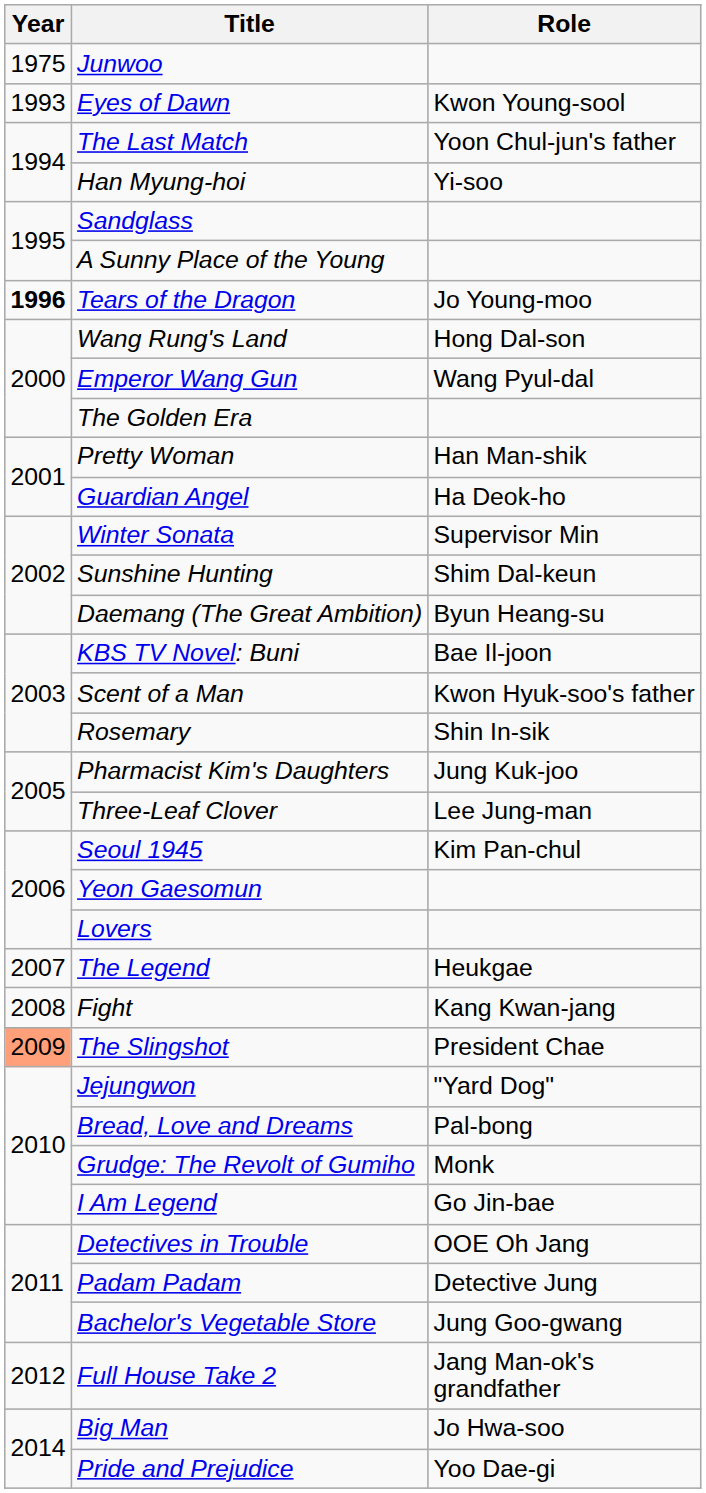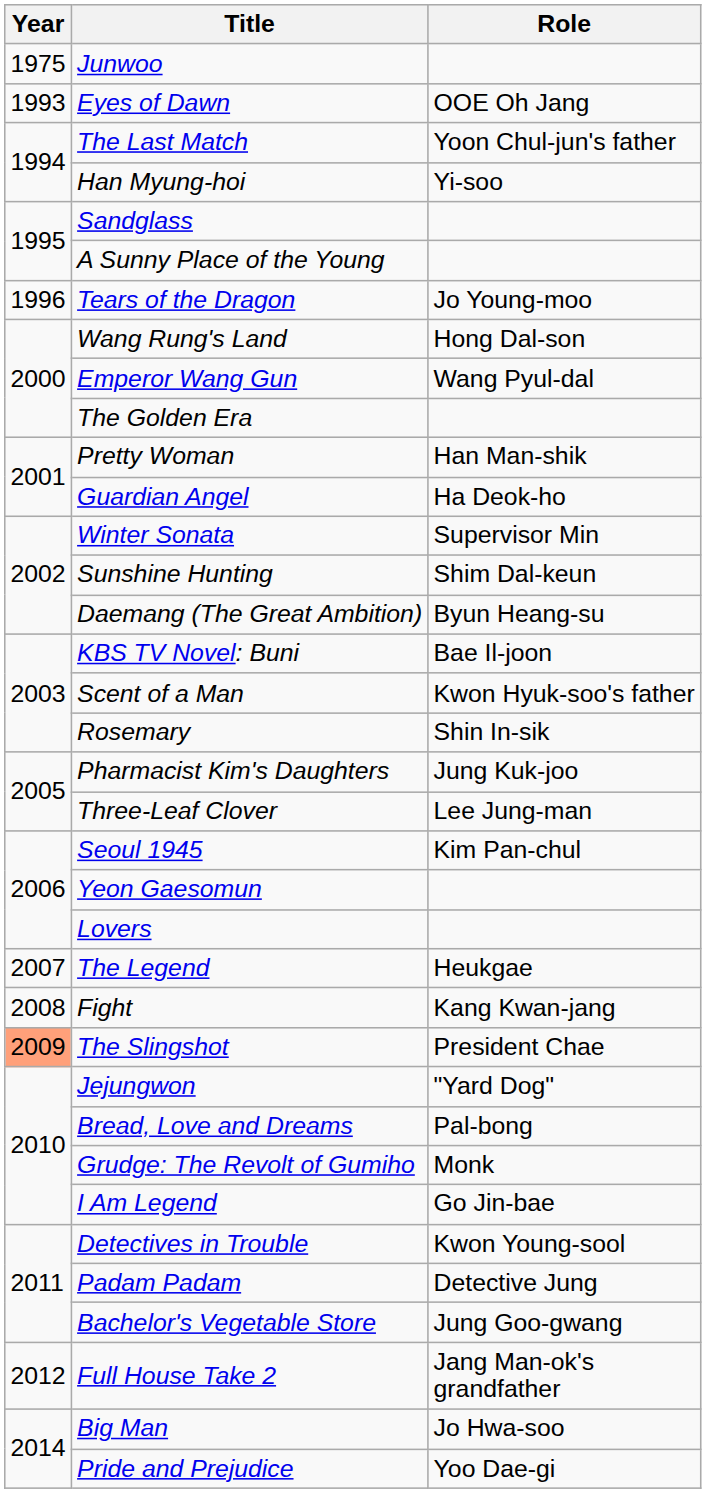(529, 102) Kwon Young-sool -> (511, 102) OOE Oh Jang
(38, 299) bold -> (38, 299) normal
(511, 1243) OOE Oh Jang -> (529, 1243) Kwon Young-sool
